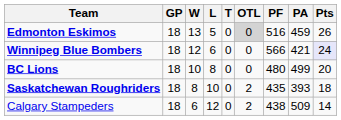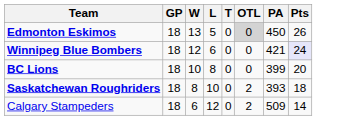- column: (276, 13)
(301, 32) 459 -> (276, 32) 450
(301, 69) 499 -> (276, 69) 399
